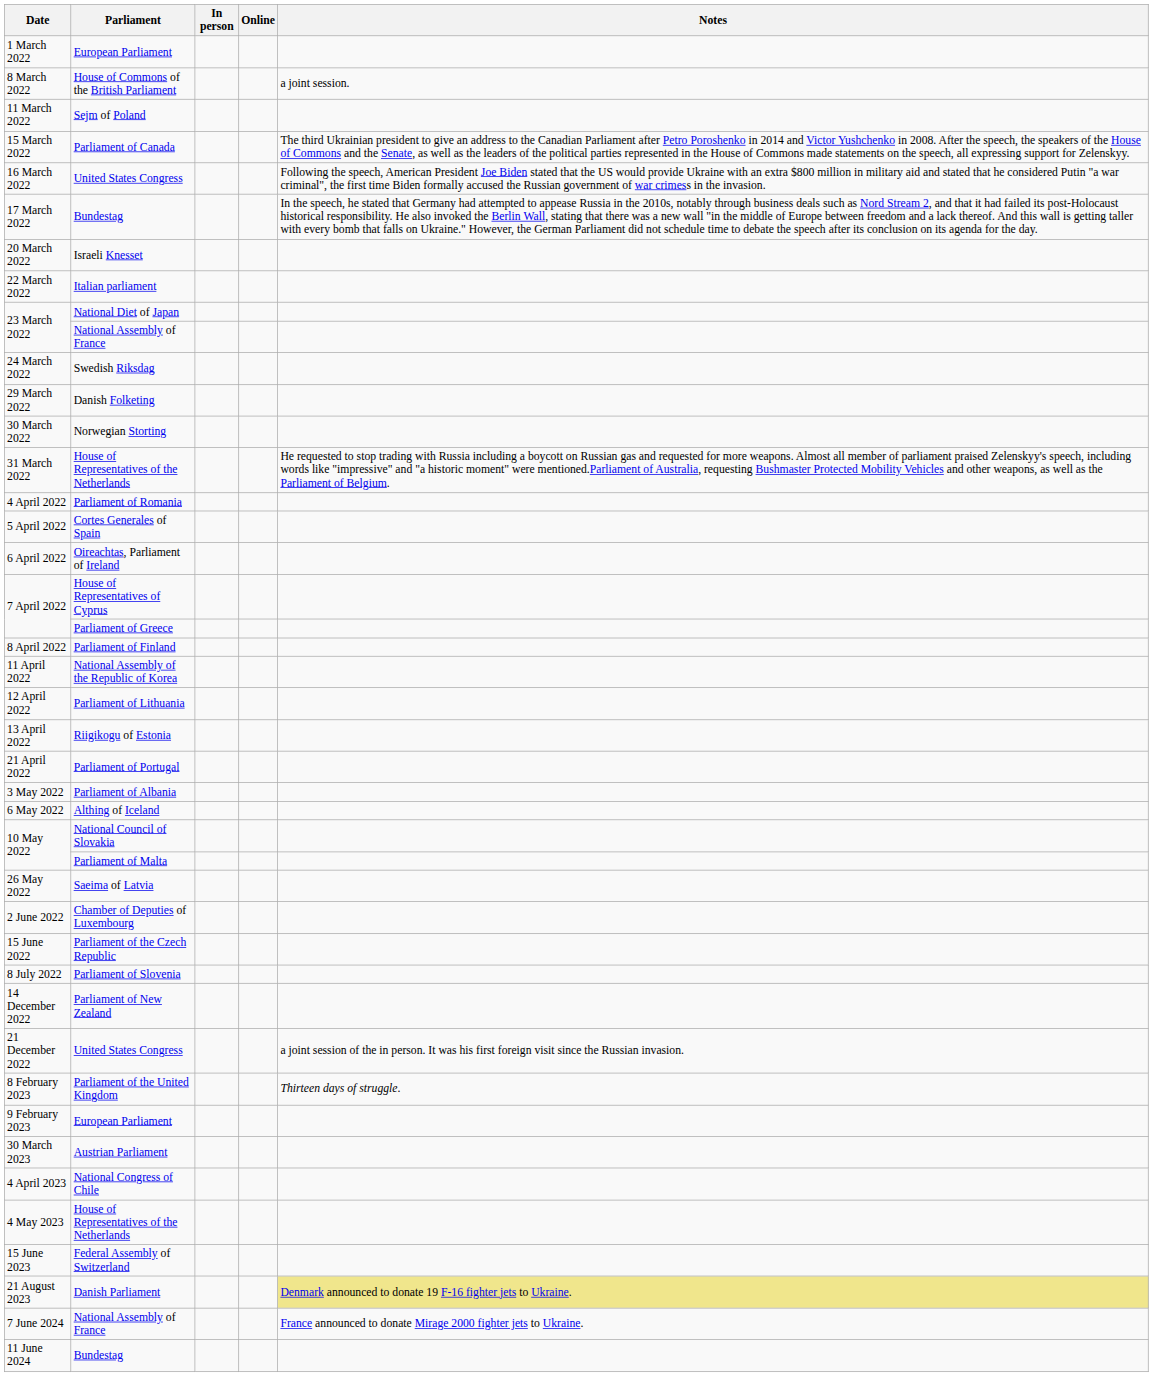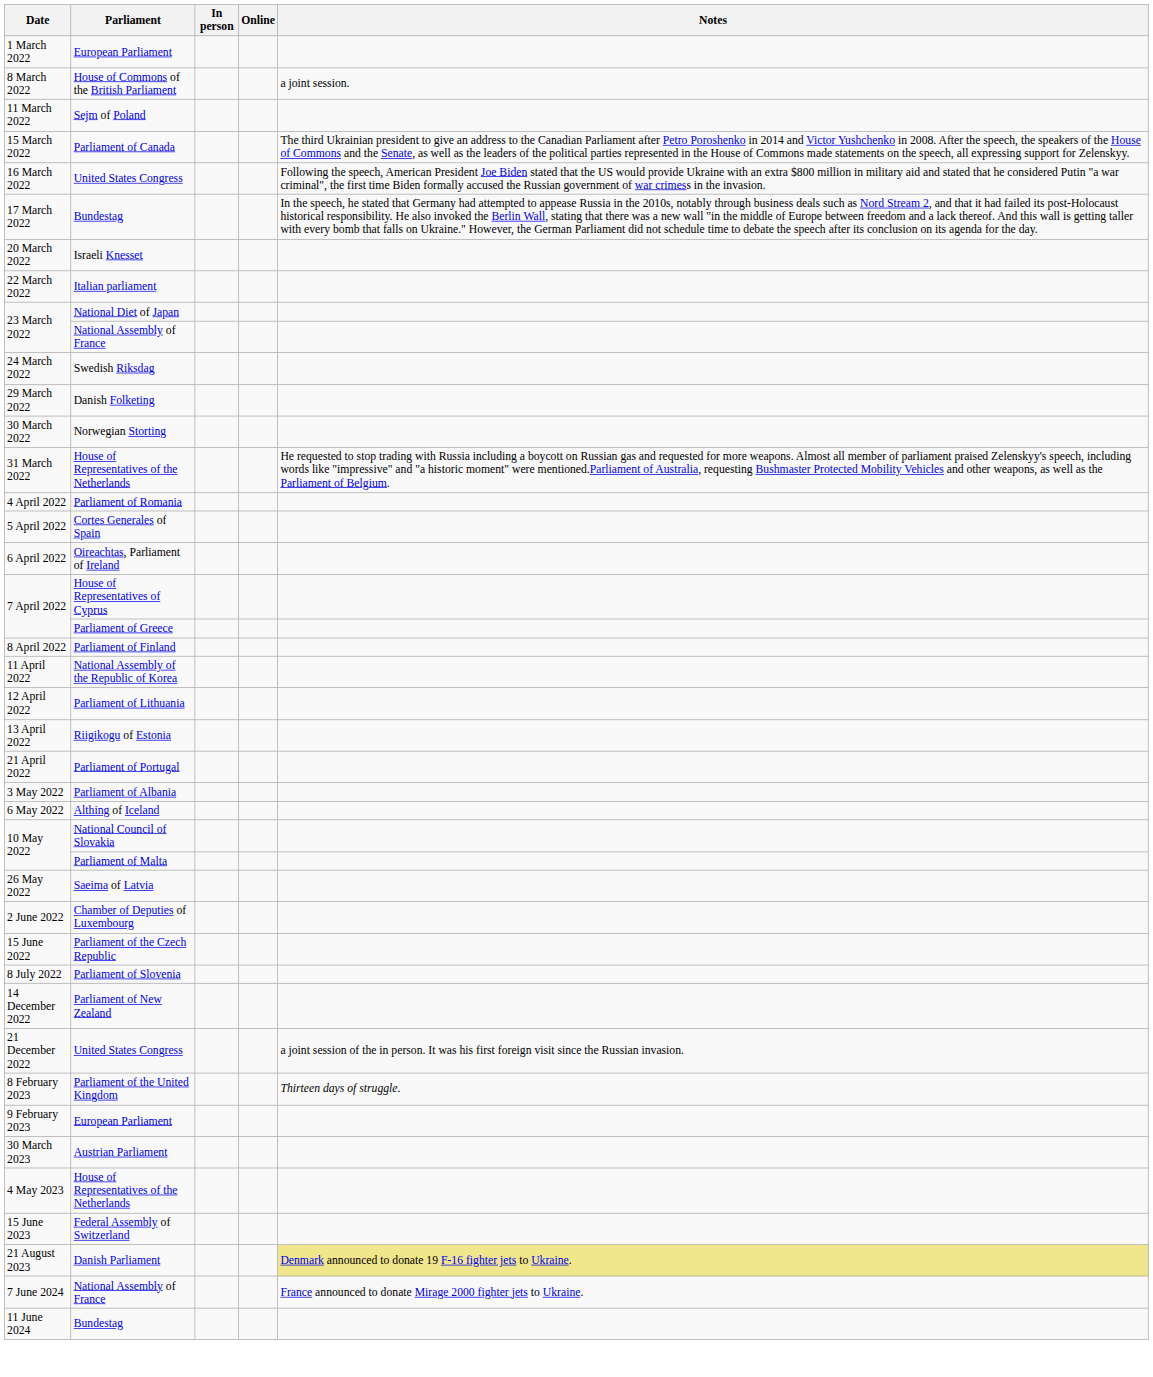- row: (37, 1184)
